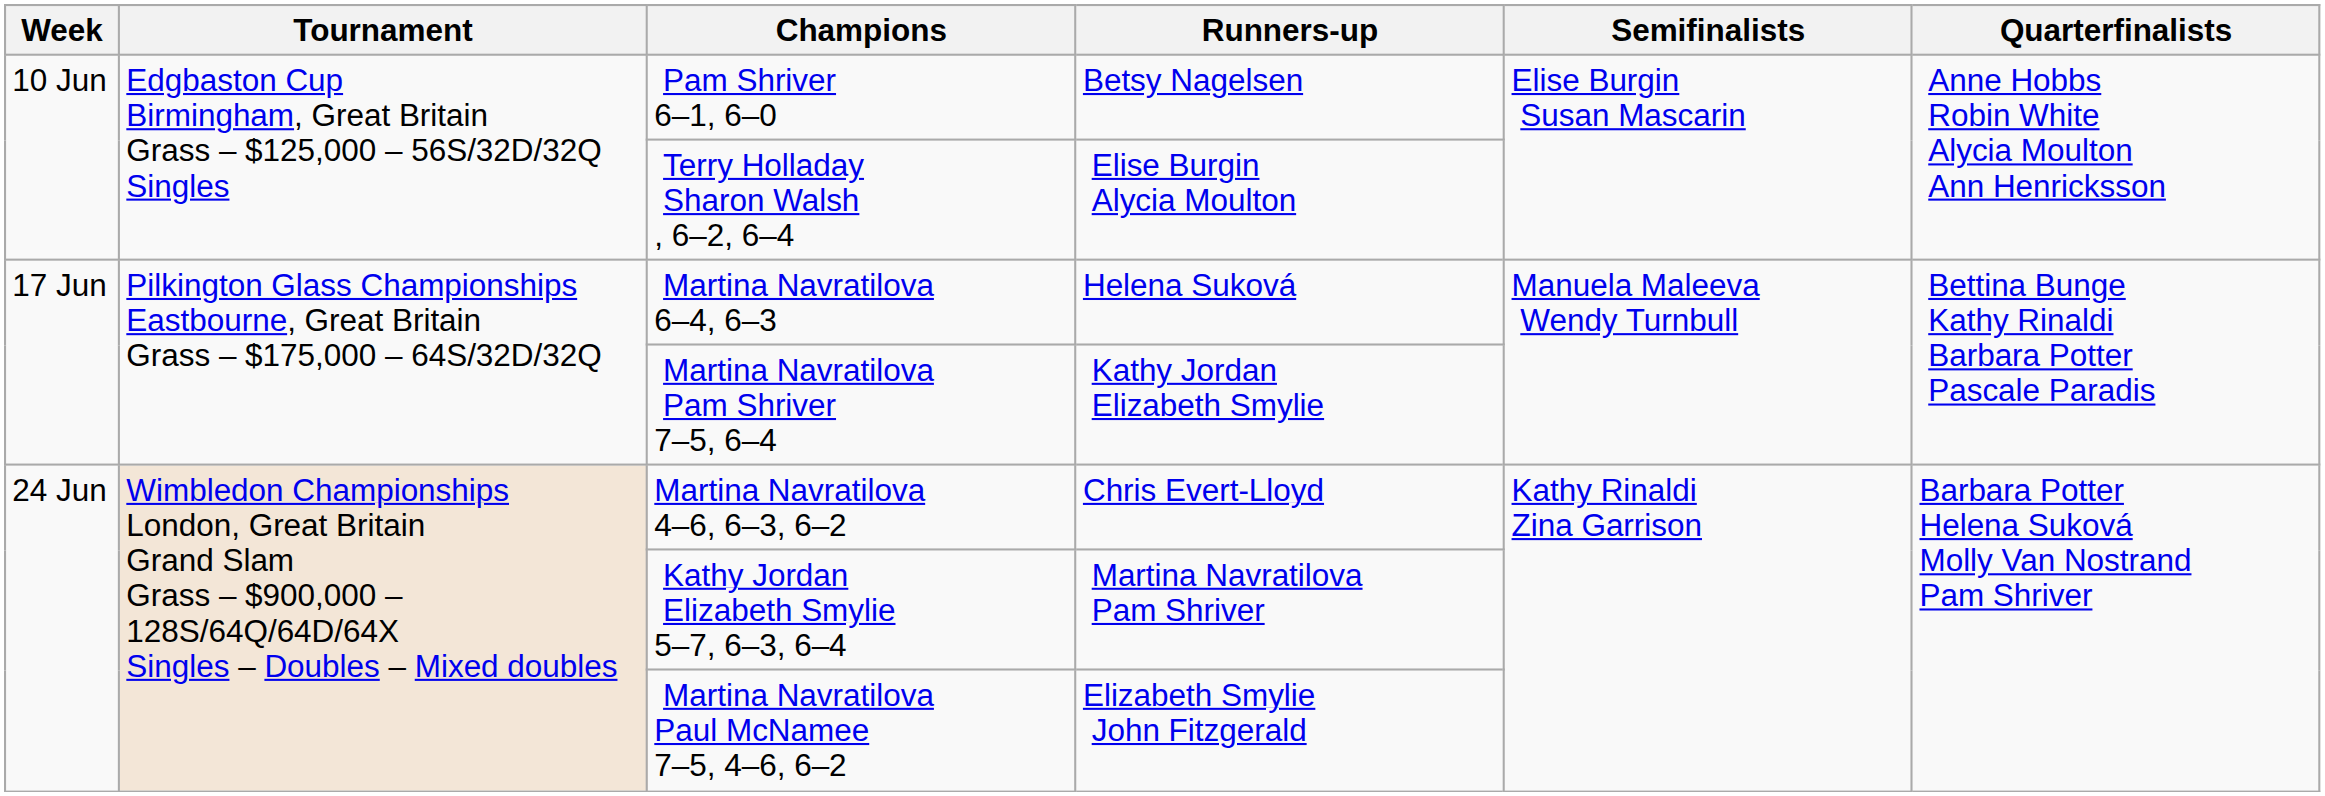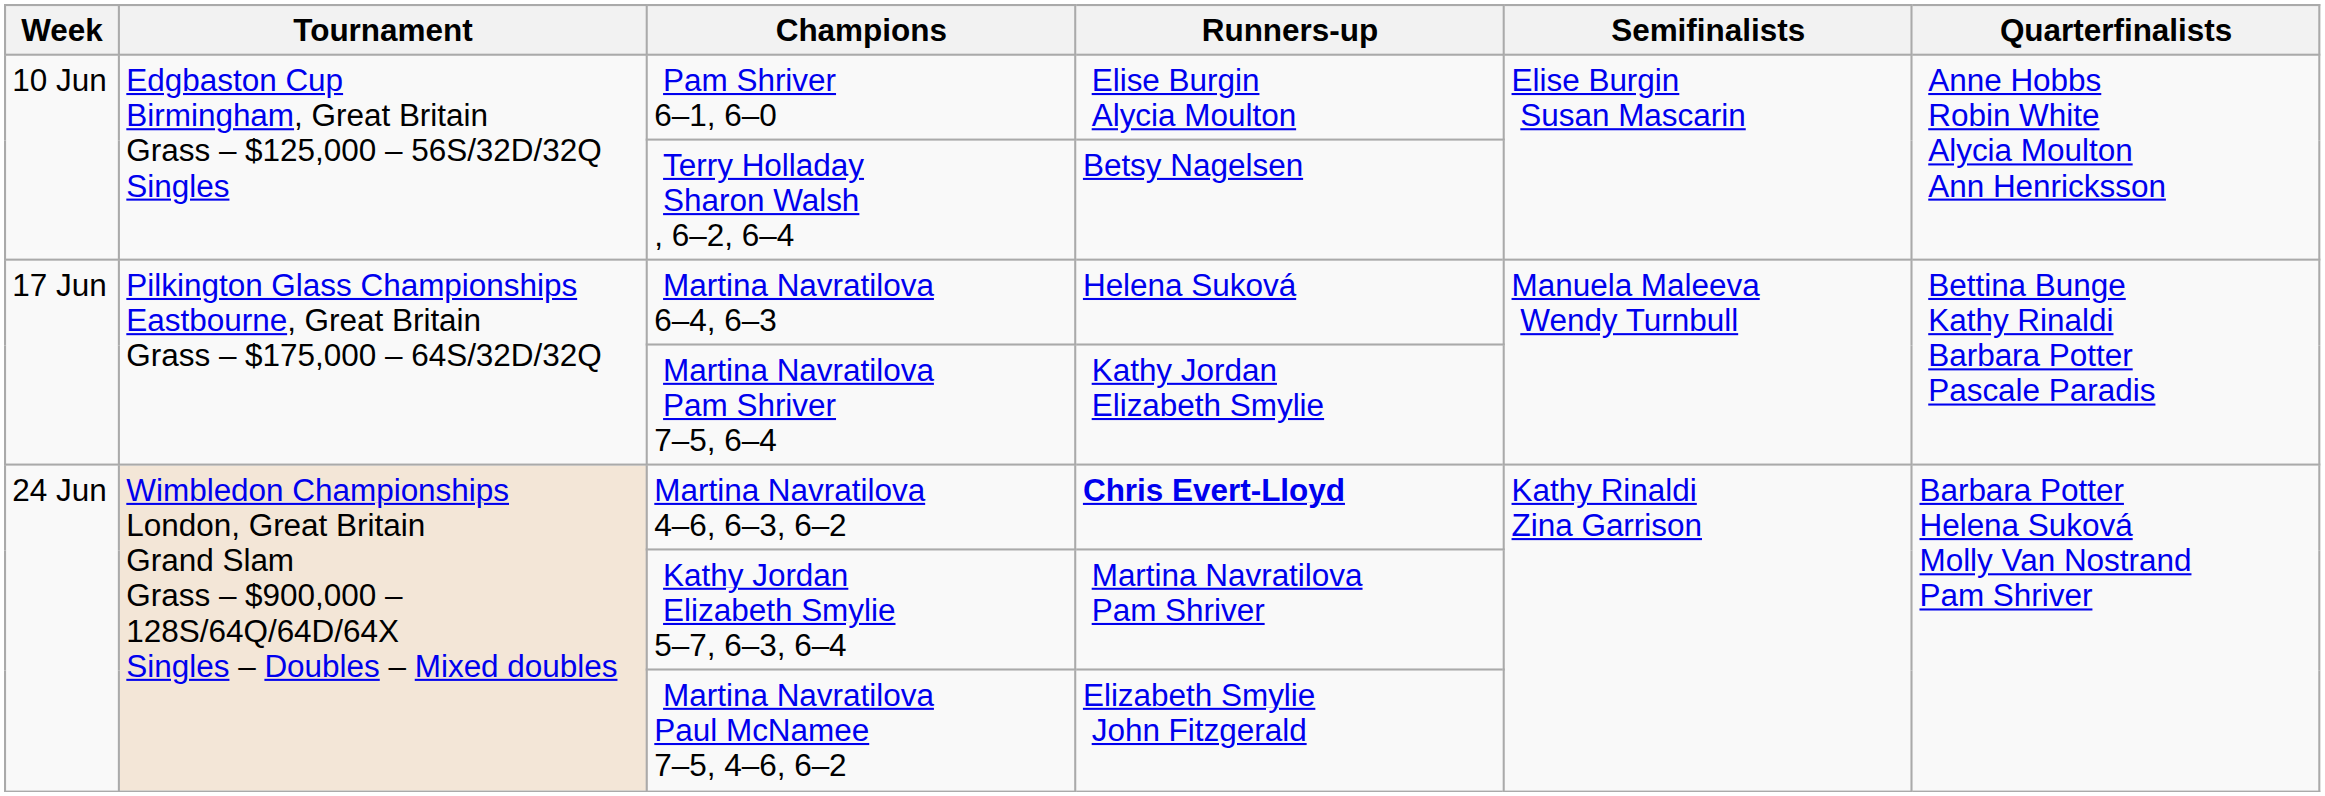(1193, 80) Betsy Nagelsen -> (1190, 98) Elise Burgin Alycia Moulton
(1190, 183) Elise Burgin Alycia Moulton -> (1193, 165) Betsy Nagelsen
(1203, 490) normal -> (1214, 490) bold
